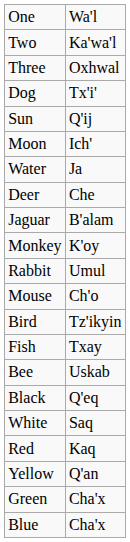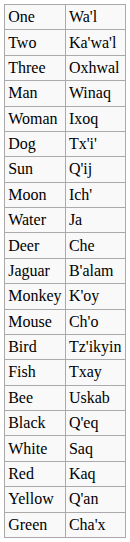+ row: (23, 93)
+ row: (33, 118)
- row: (30, 270)
- row: (23, 524)
